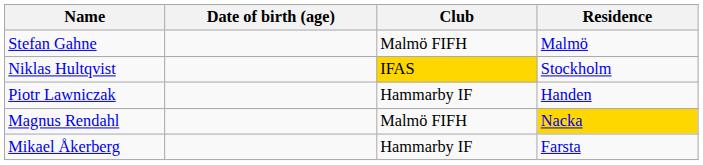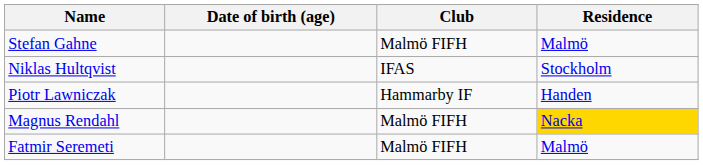(397, 69) gold background -> (397, 69) no background
+ row: (61, 146)
- row: (64, 146)
